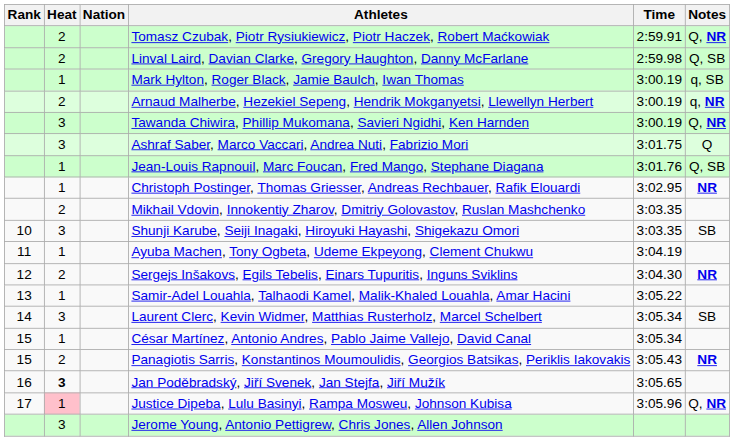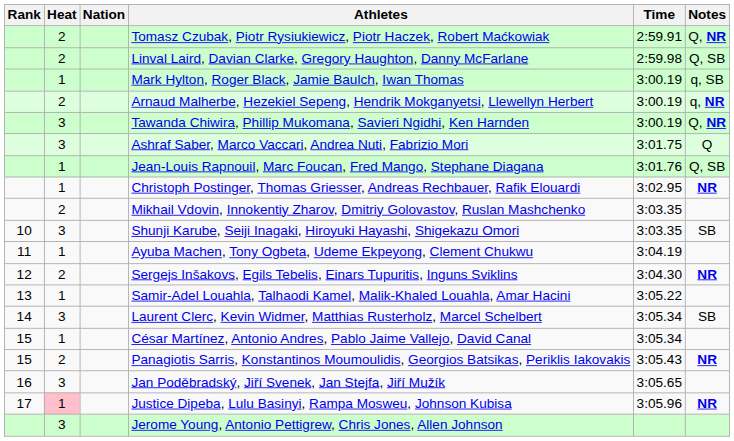(62, 381) bold -> (62, 381) normal
(707, 403) Q, NR -> (707, 403) NR
